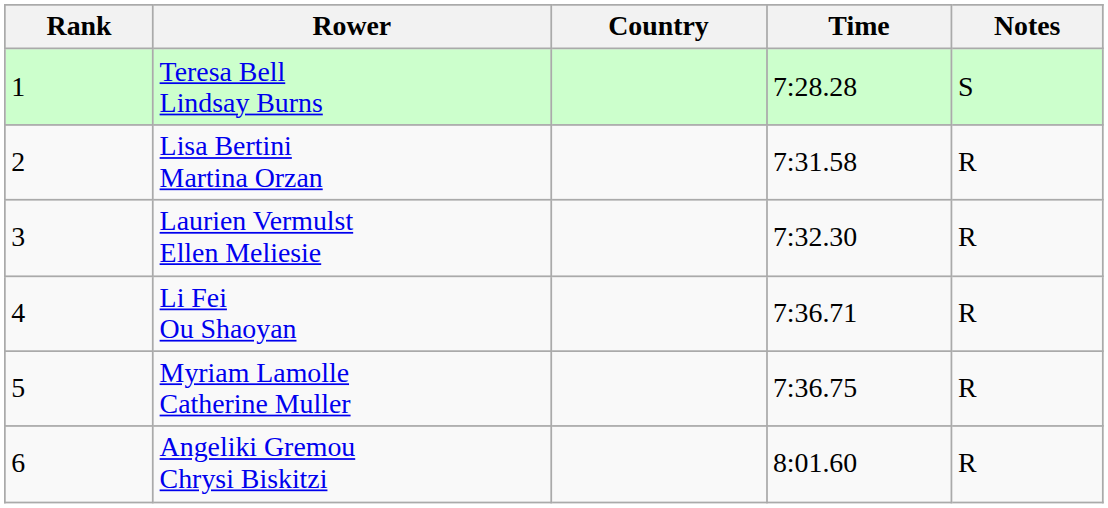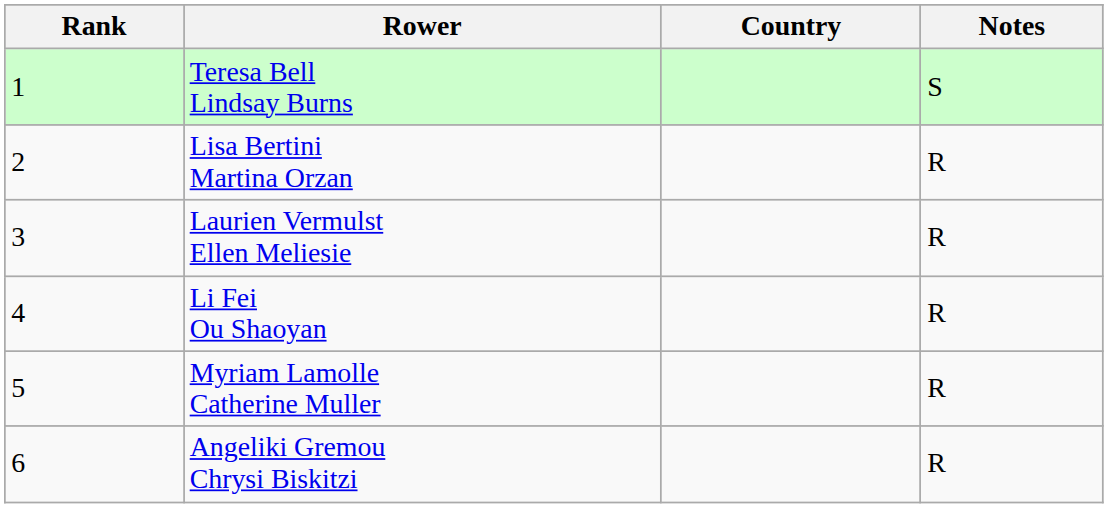- column: (859, 26)
